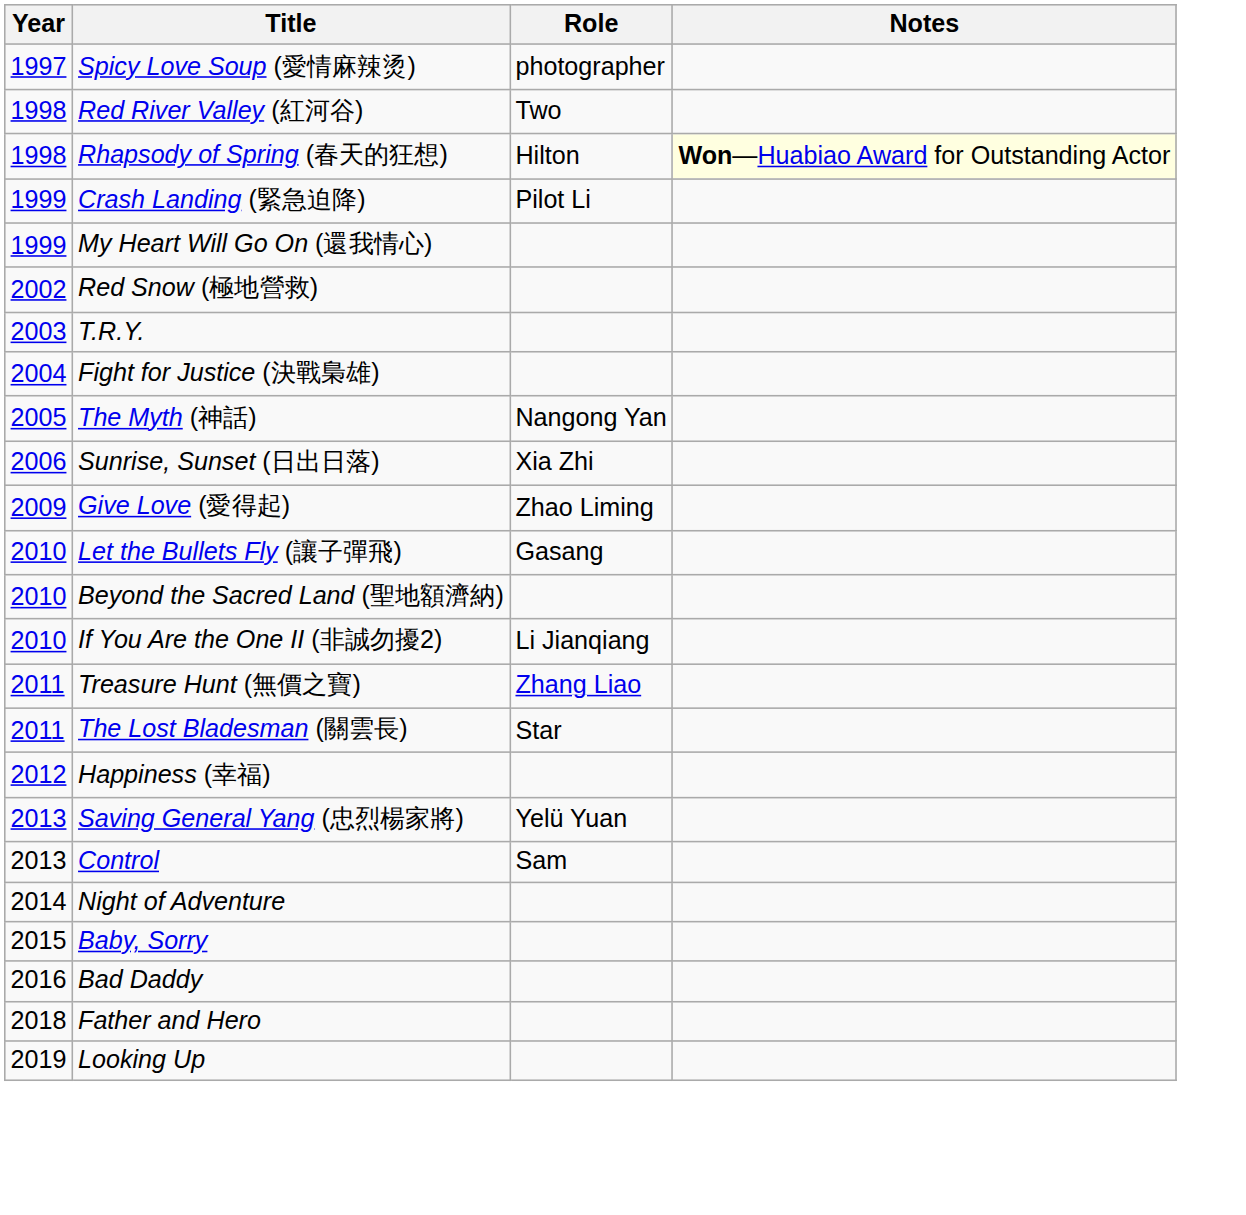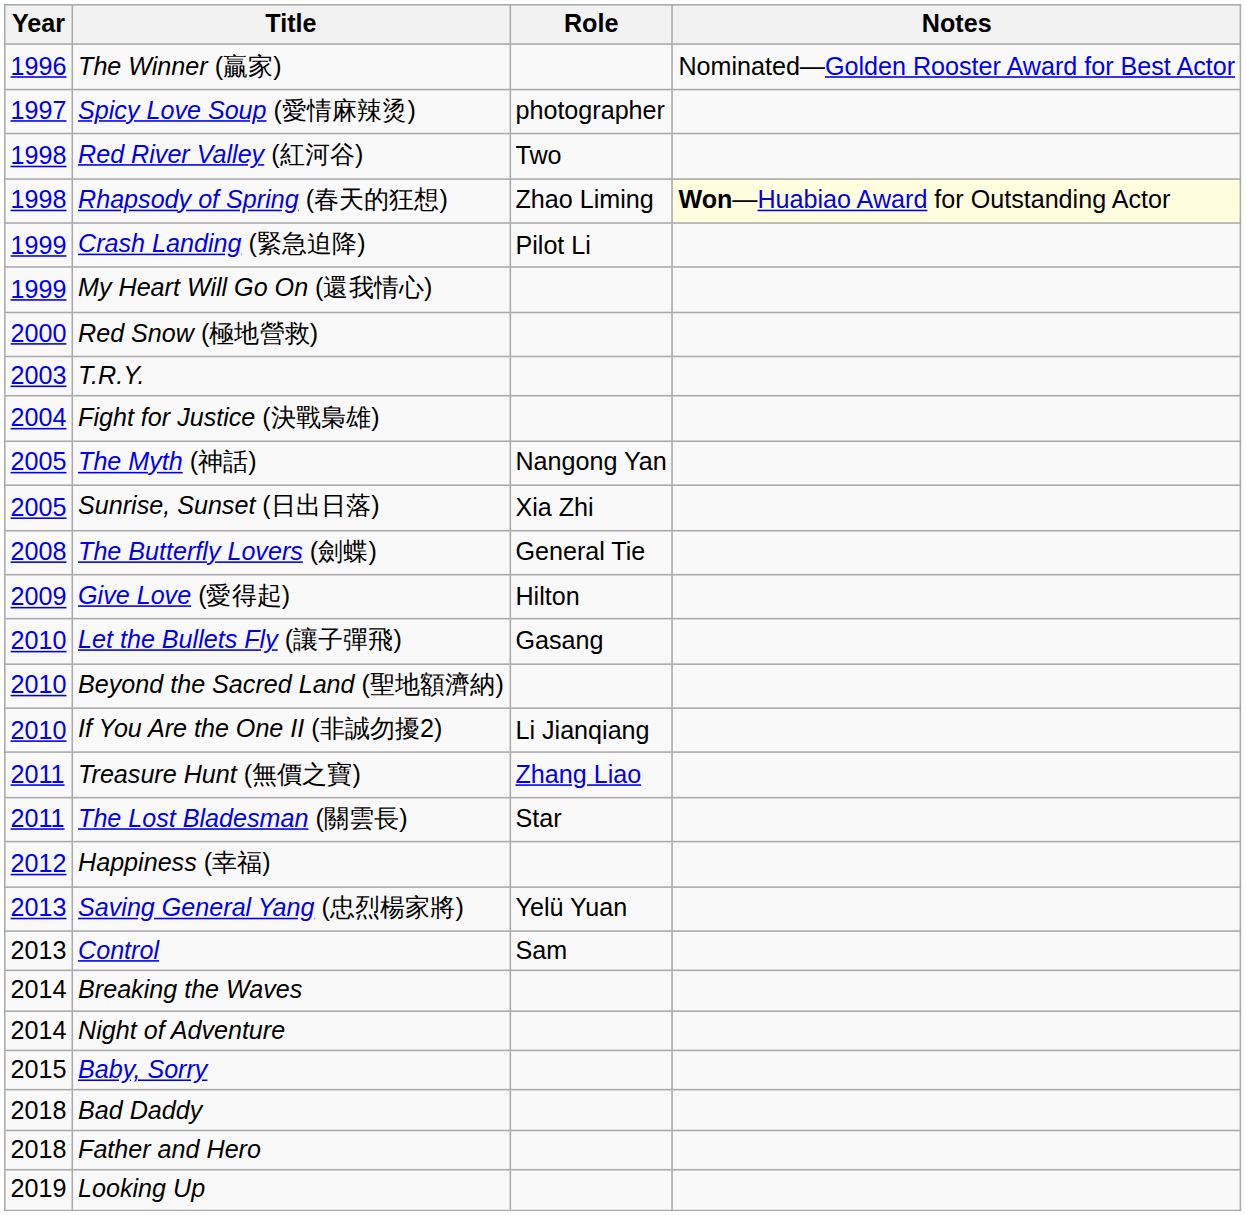+ row: (180, 65)
(548, 155) Hilton -> (585, 200) Zhao Liming
(39, 289) 2002 -> (39, 333) 2000
(39, 462) 2006 -> (39, 507) 2005
+ row: (227, 551)
(585, 507) Zhao Liming -> (548, 596) Hilton
+ row: (190, 990)
(39, 980) 2016 -> (39, 1109) 2018
